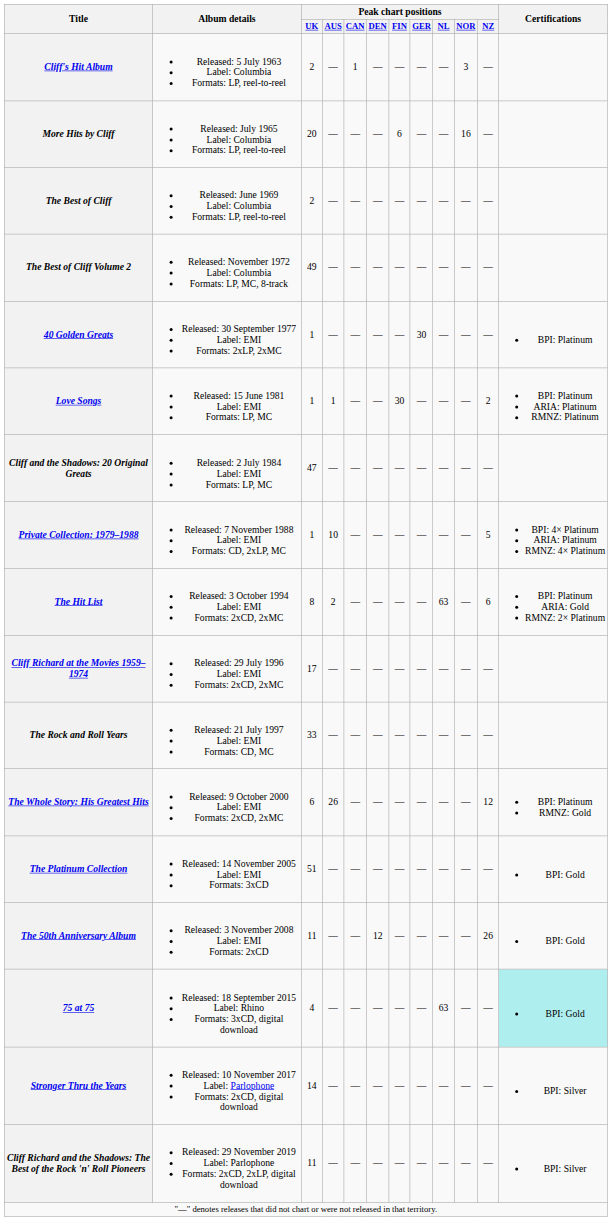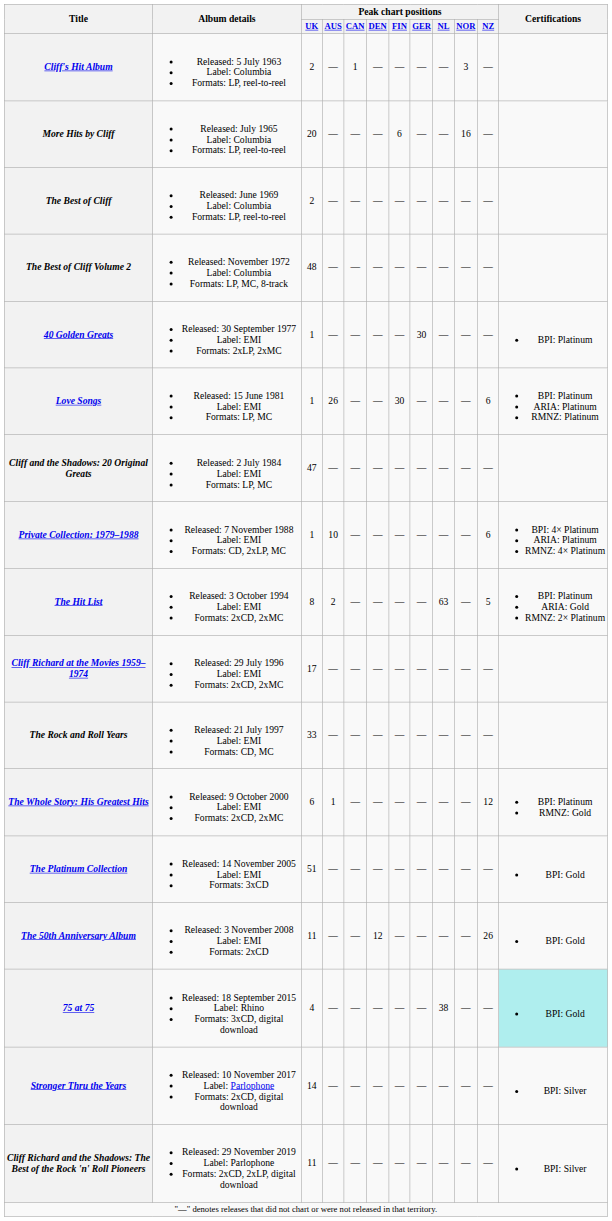(312, 267) 49 -> (312, 267) 48
(333, 401) 1 -> (333, 401) 26
(488, 401) 2 -> (488, 401) 6
(488, 535) 5 -> (488, 535) 6
(488, 601) 6 -> (488, 601) 5
(333, 802) 26 -> (333, 802) 1
(444, 1008) 63 -> (444, 1008) 38
